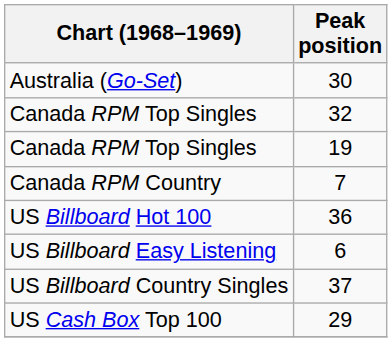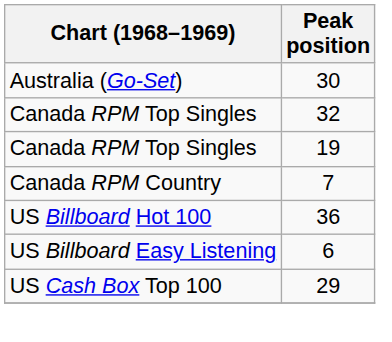- row: (340, 285)
